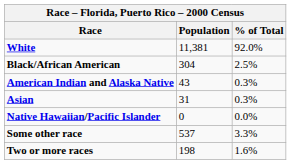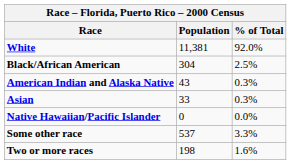(184, 99) 31 -> (184, 99) 33
